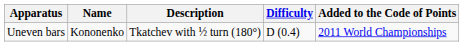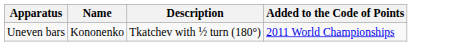- column: (290, 13)
